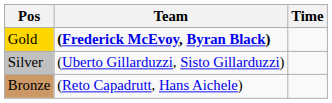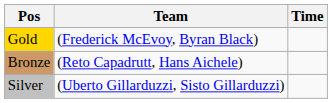(164, 39) bold -> (158, 39) normal
rows swapped: (25, 62) <-> (29, 86)
